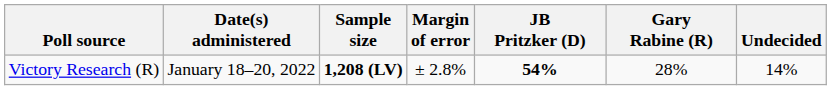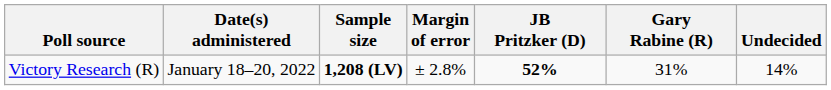(540, 69) 54% -> (540, 69) 52%
(671, 69) 28% -> (671, 69) 31%
